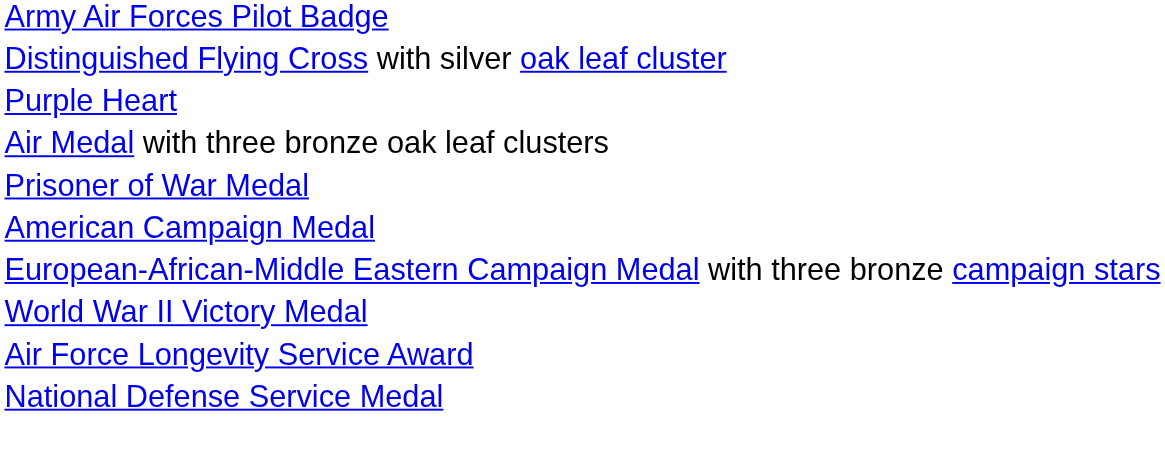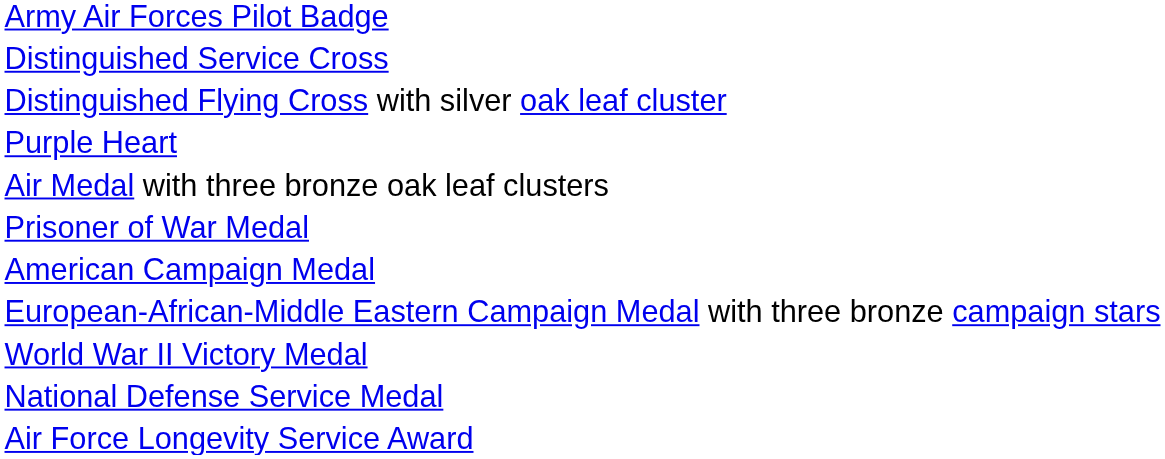+ row: (197, 58)
rows swapped: (224, 396) <-> (239, 354)
